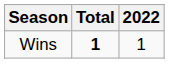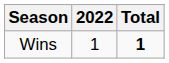columns swapped: (141, 17) <-> (95, 17)
